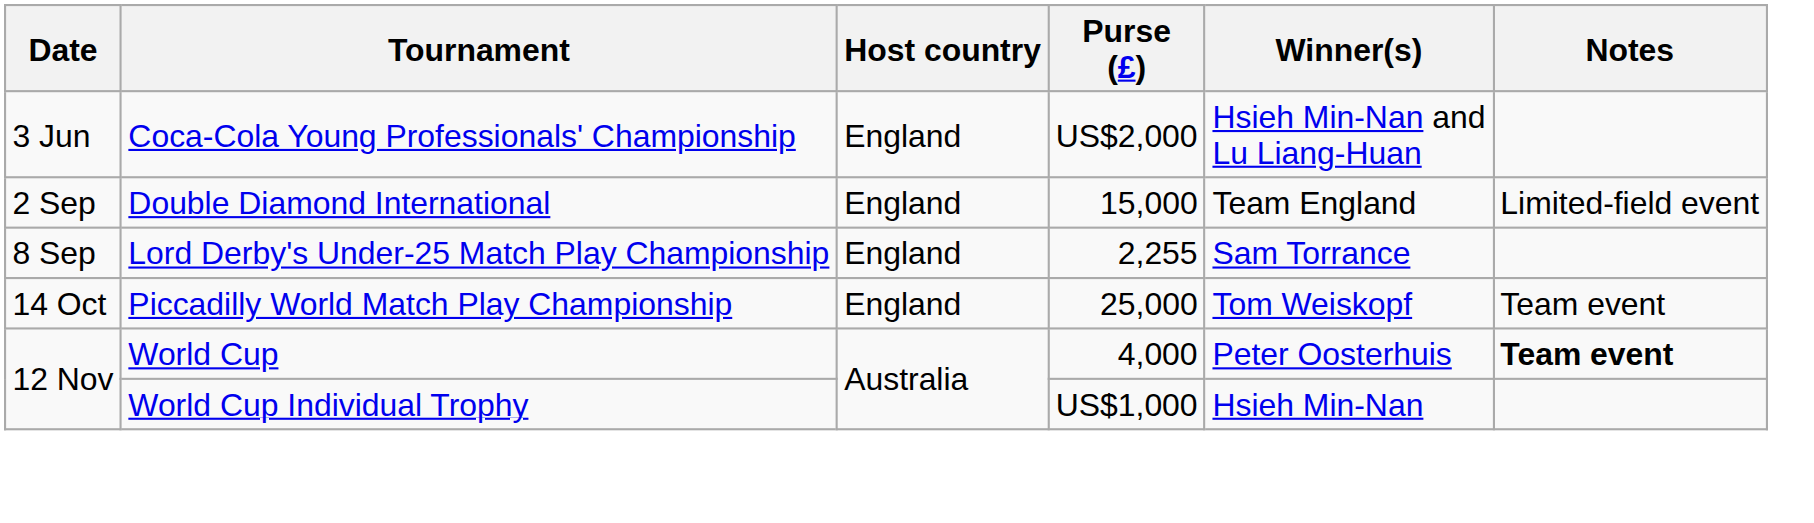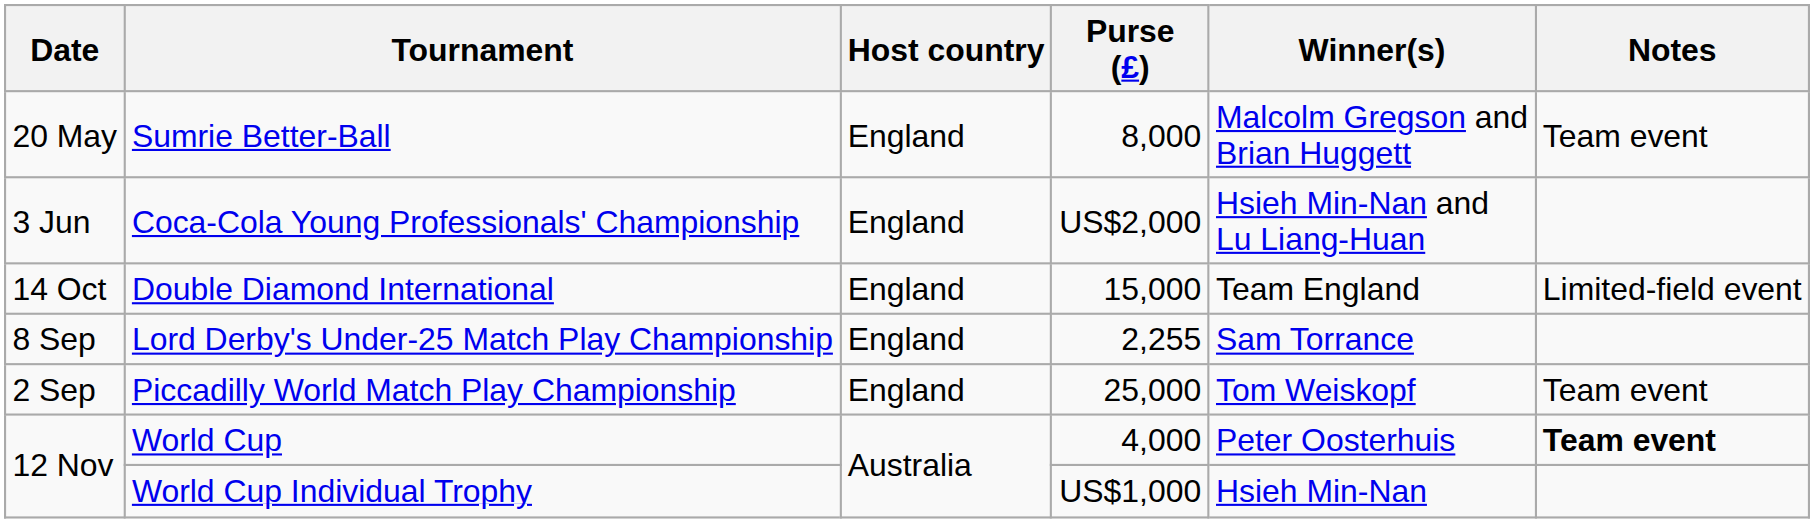+ row: (261, 135)
(54, 203) 2 Sep -> (59, 289) 14 Oct
(59, 304) 14 Oct -> (54, 390) 2 Sep
